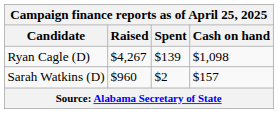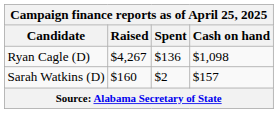(168, 56) $139 -> (168, 56) $136
(124, 77) $960 -> (124, 77) $160
